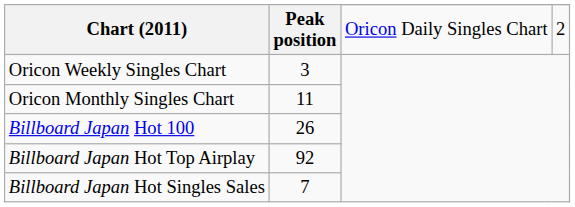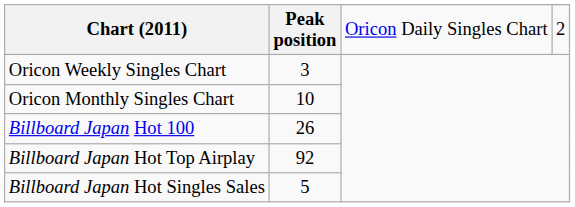(305, 98) 11 -> (305, 98) 10
(305, 187) 7 -> (305, 187) 5
